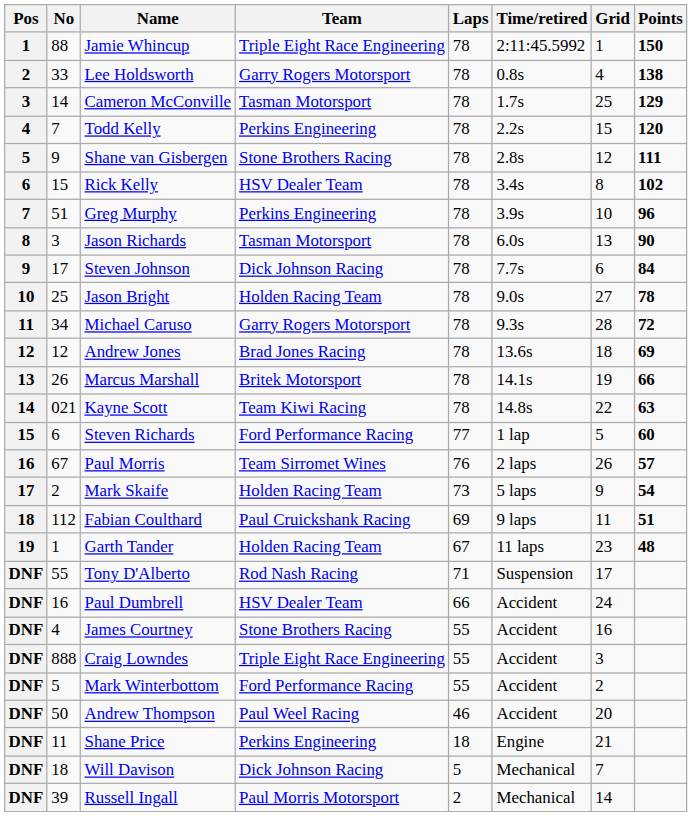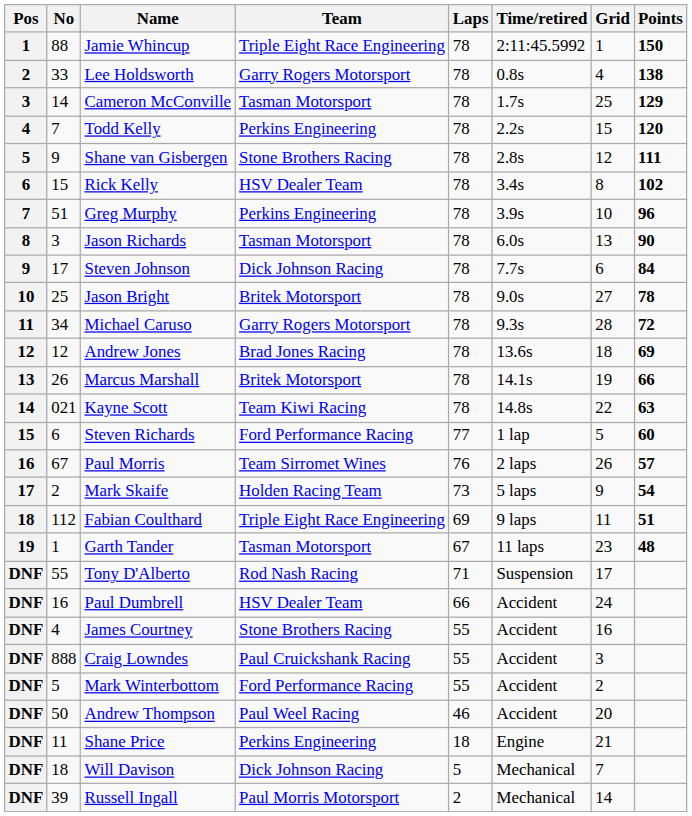(310, 296) Holden Racing Team -> (300, 296) Britek Motorsport
(325, 518) Paul Cruickshank Racing -> (342, 518) Triple Eight Race Engineering
(310, 546) Holden Racing Team -> (305, 546) Tasman Motorsport
(342, 657) Triple Eight Race Engineering -> (325, 657) Paul Cruickshank Racing
